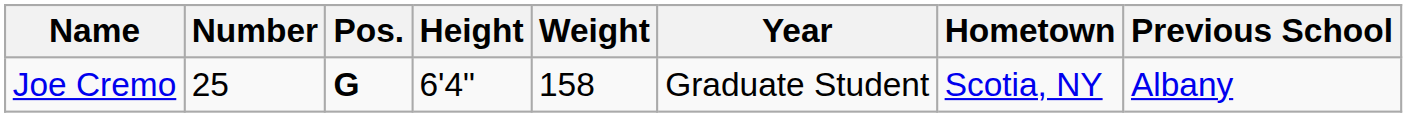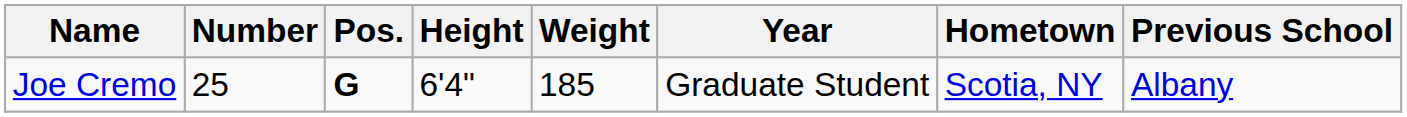(567, 84) 158 -> (567, 84) 185
